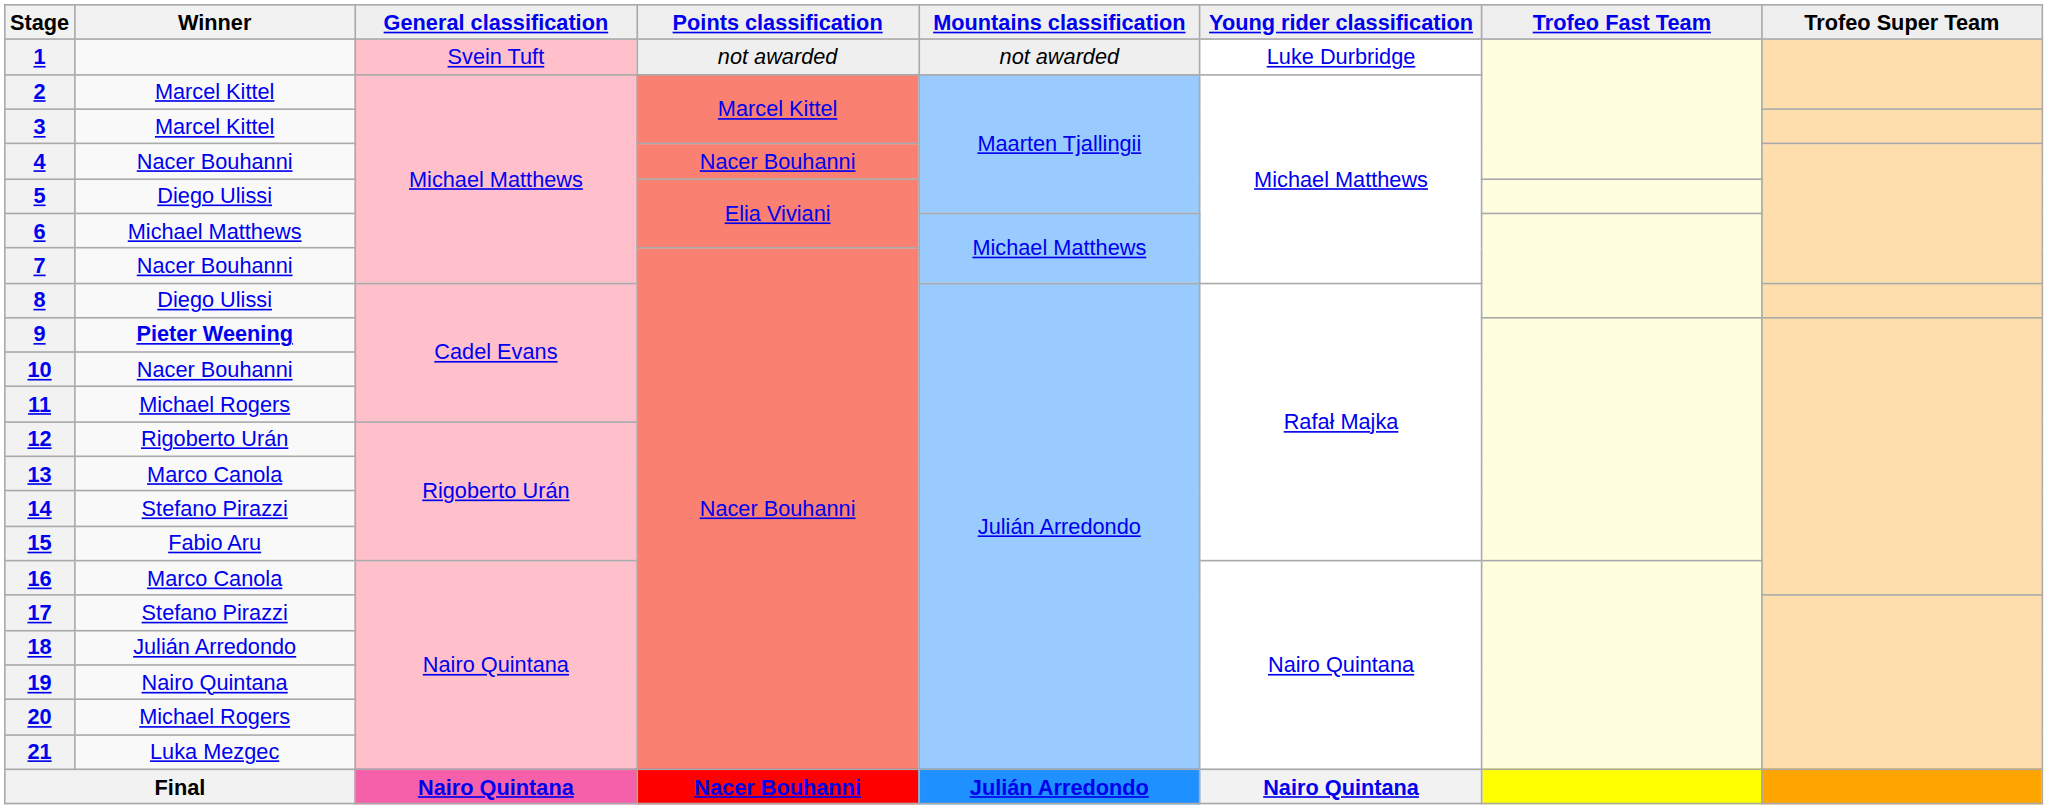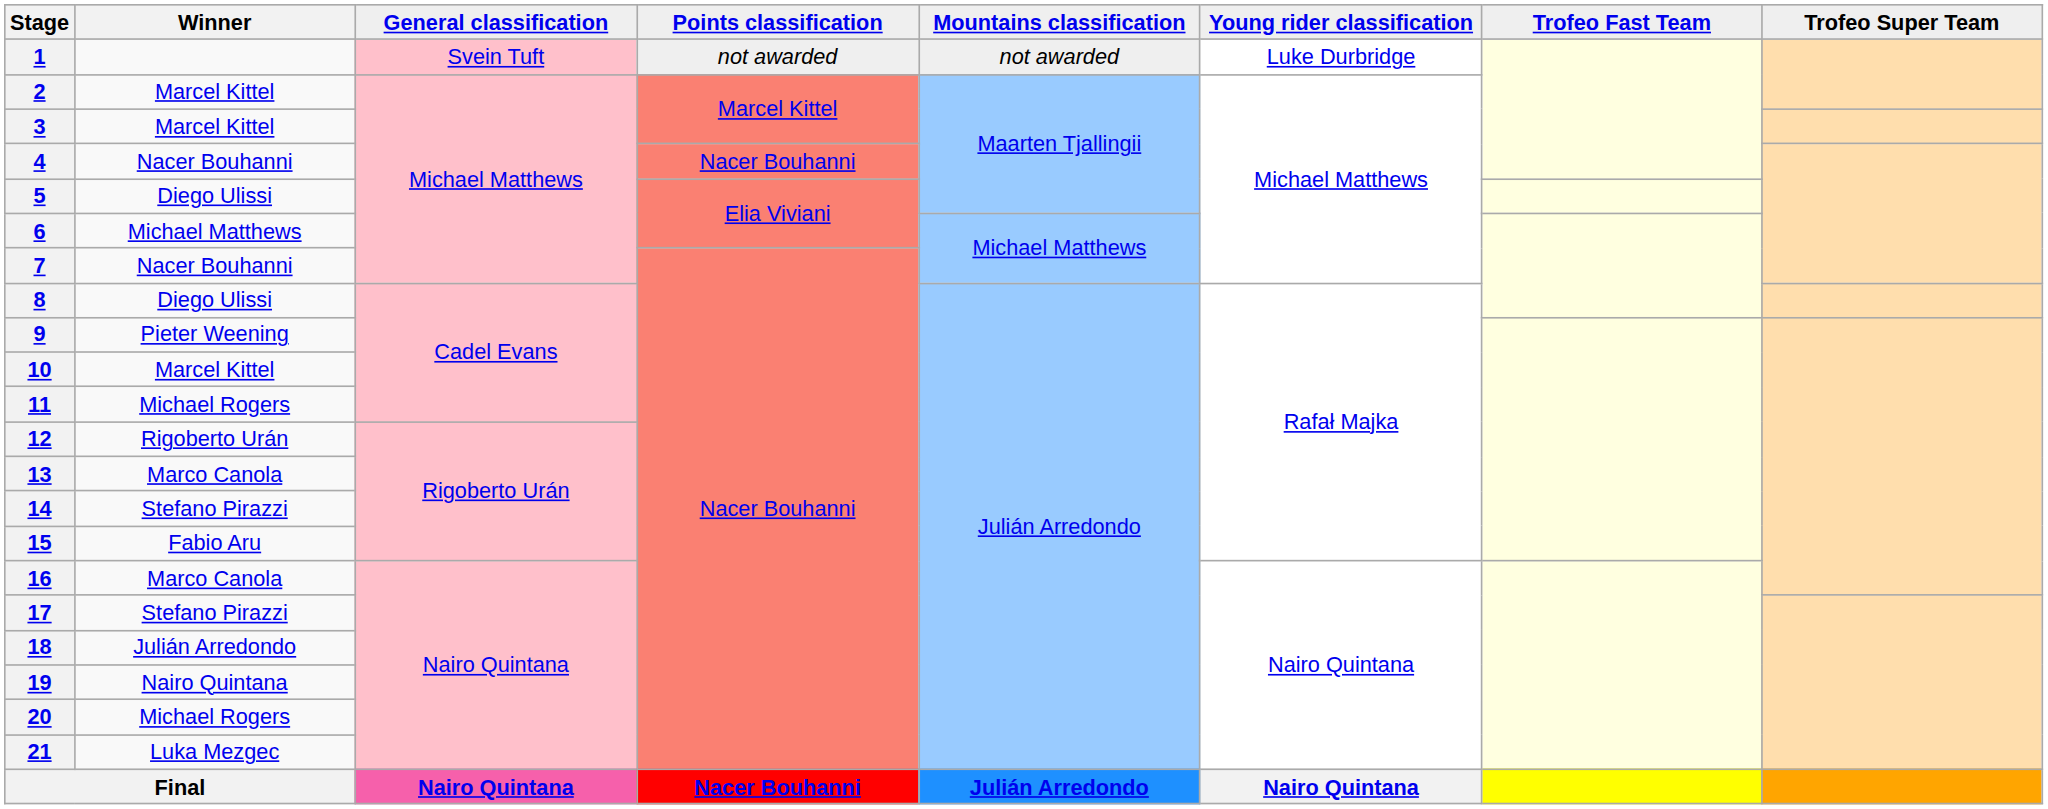(215, 335) bold -> (215, 335) normal
(215, 370) Nacer Bouhanni -> (215, 370) Marcel Kittel
